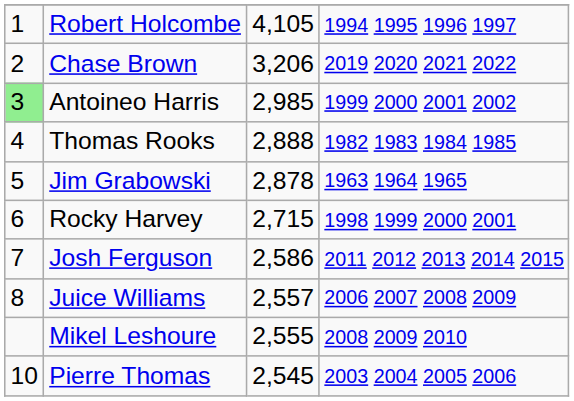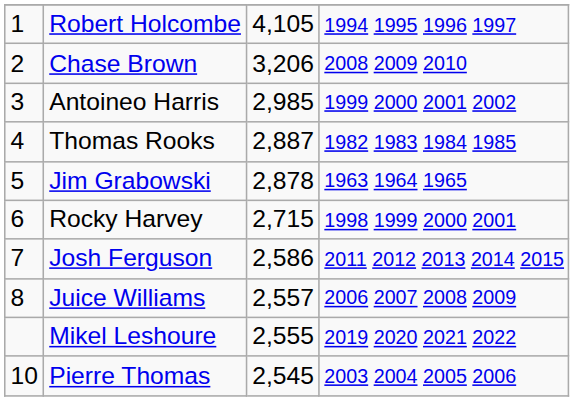(420, 63) 2019 2020 2021 2022 -> (396, 63) 2008 2009 2010
(17, 102) lightgreen background -> (17, 102) no background
(283, 141) 2,888 -> (283, 141) 2,887
(396, 337) 2008 2009 2010 -> (420, 337) 2019 2020 2021 2022
